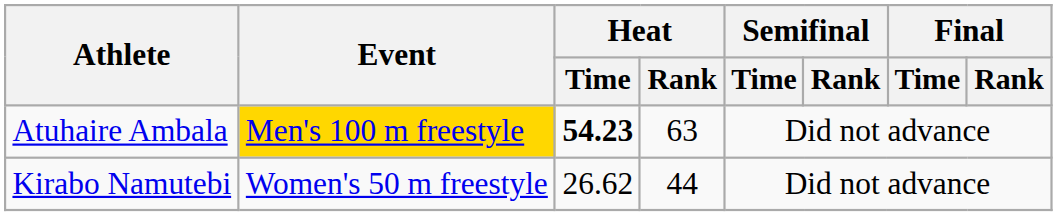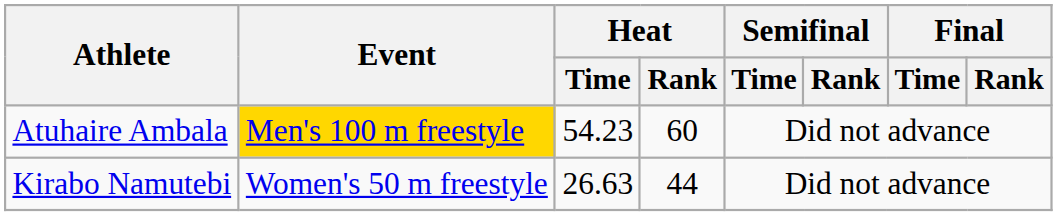(598, 131) bold -> (598, 131) normal
(682, 131) 63 -> (682, 131) 60
(598, 183) 26.62 -> (598, 183) 26.63
